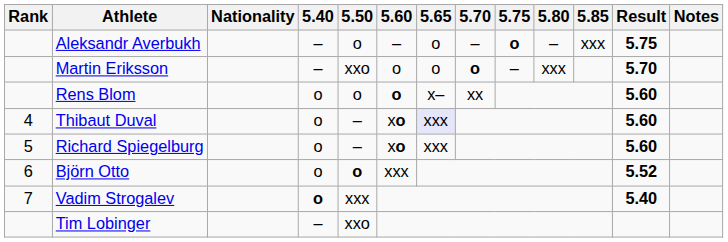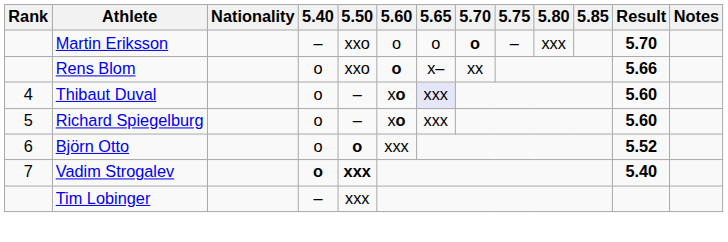- row: (128, 43)
(357, 95) o -> (357, 69) xxo
(641, 95) 5.60 -> (641, 69) 5.66
(357, 198) normal -> (357, 172) bold
(357, 224) xxo -> (357, 198) xxx
